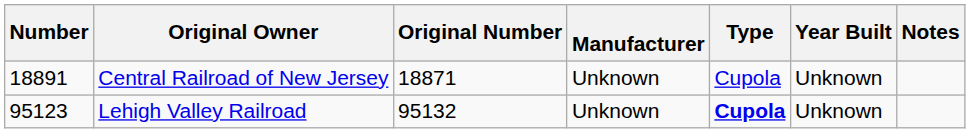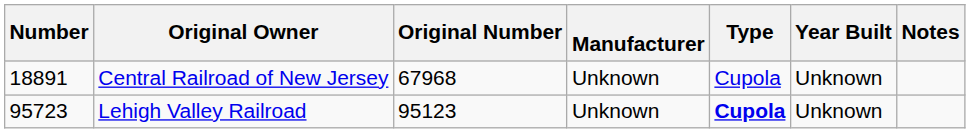(427, 77) 18871 -> (427, 77) 67968
(39, 111) 95123 -> (39, 111) 95723
(427, 111) 95132 -> (427, 111) 95123
